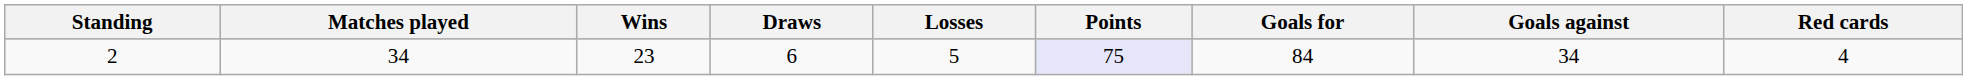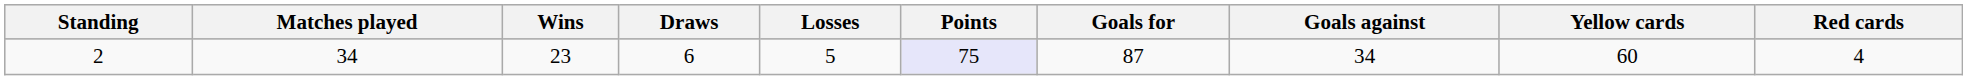+ column: (1627, 21)
(1303, 56) 84 -> (1133, 56) 87
